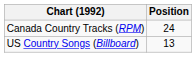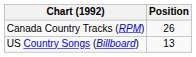(169, 28) 24 -> (169, 28) 26
